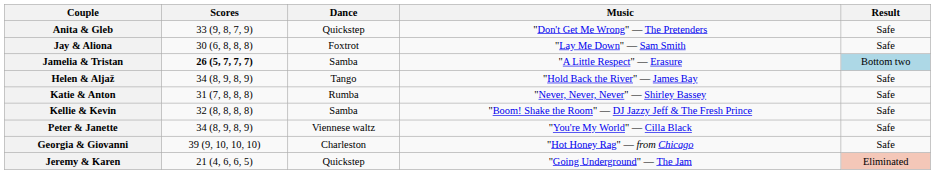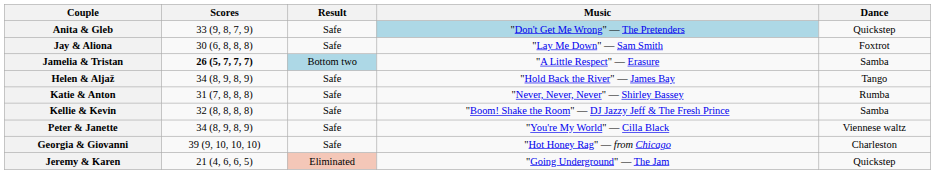columns swapped: (344, 12) <-> (886, 12)
(620, 29) no background -> (598, 29) lightblue background
